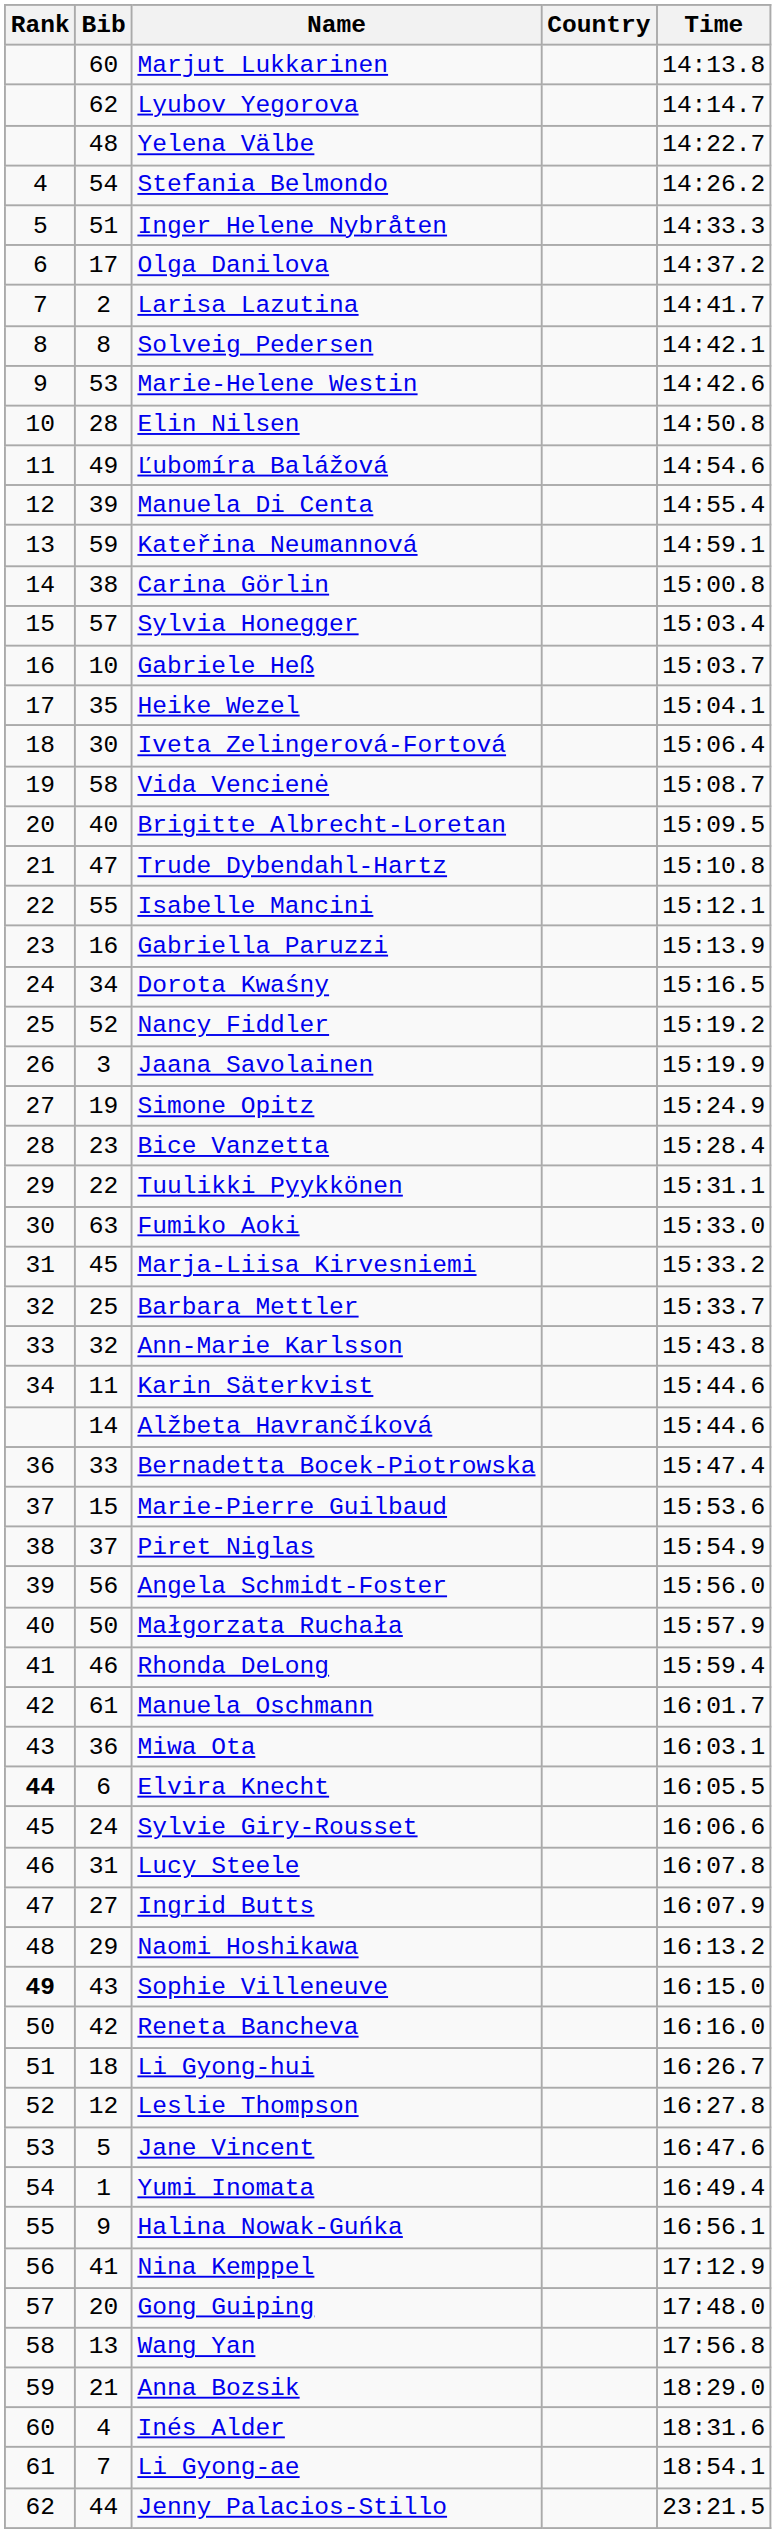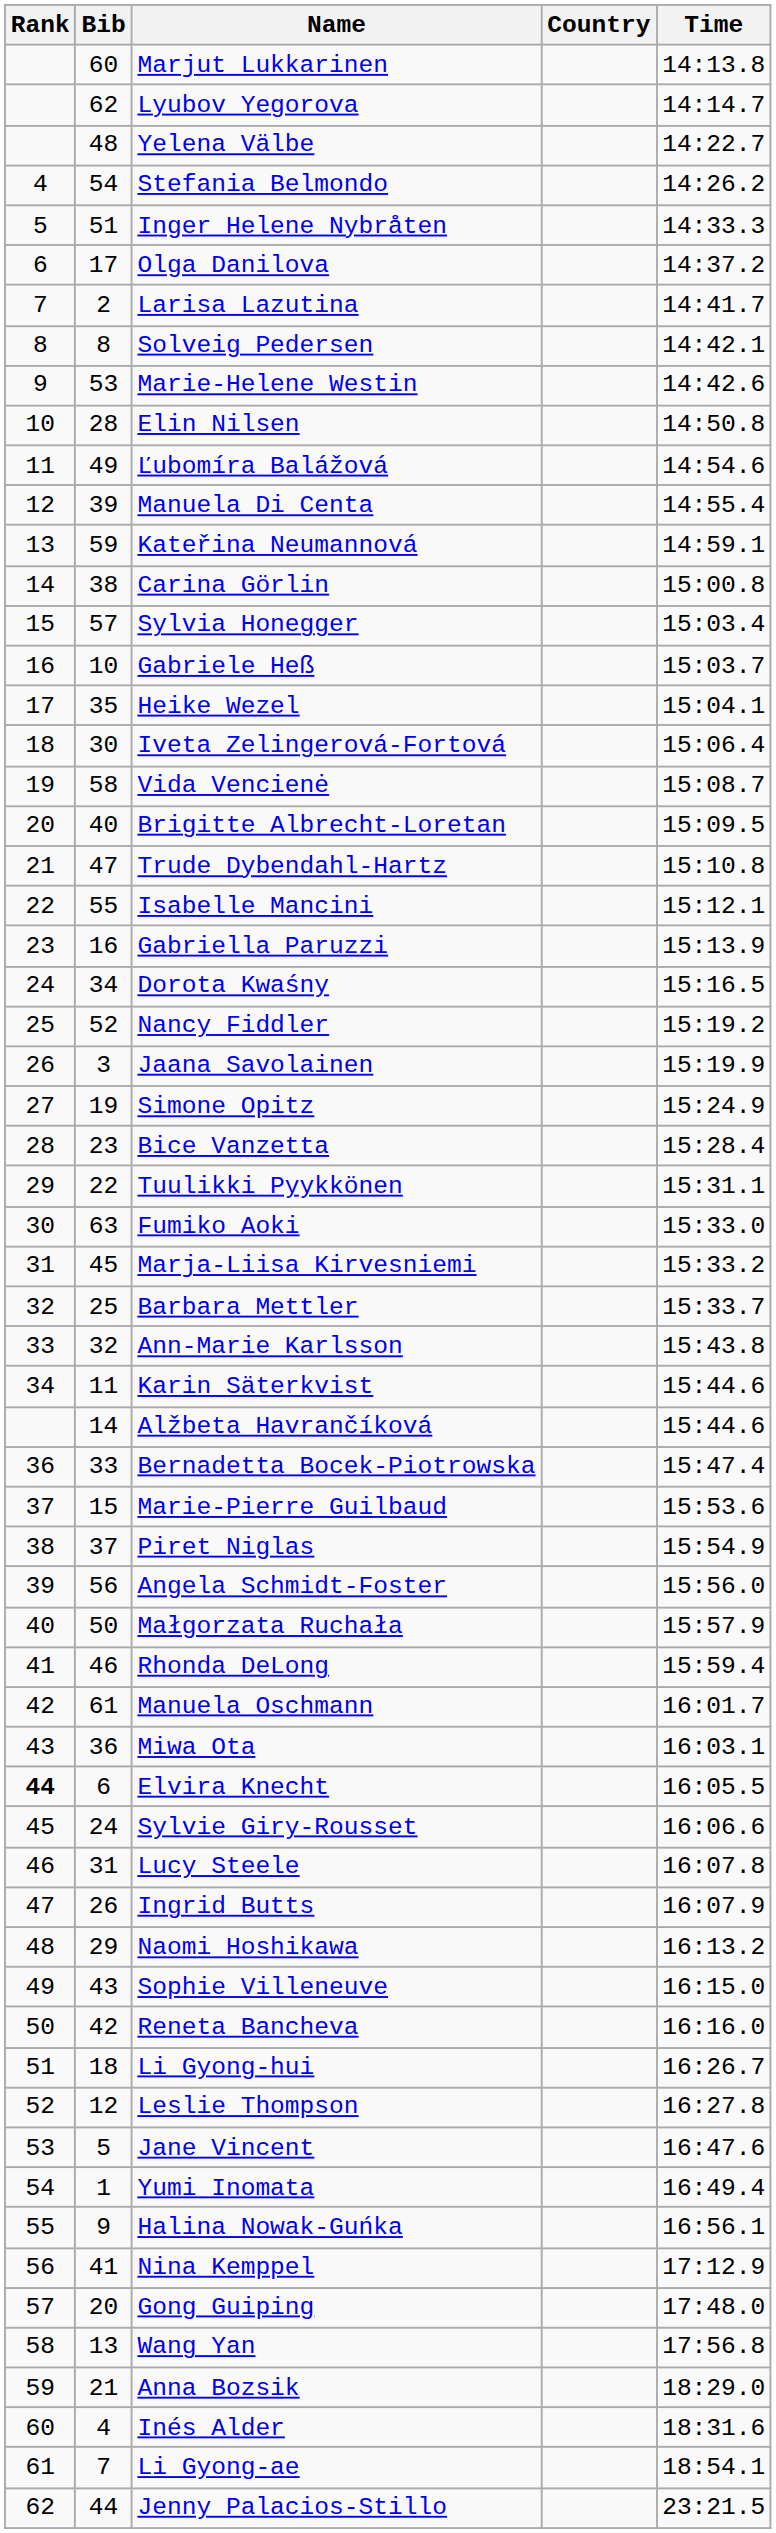(104, 1907) 27 -> (104, 1907) 26
(40, 1987) bold -> (40, 1987) normal
